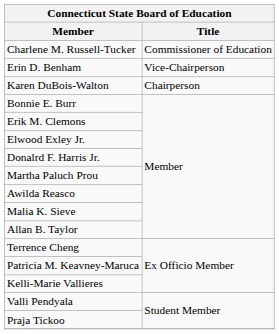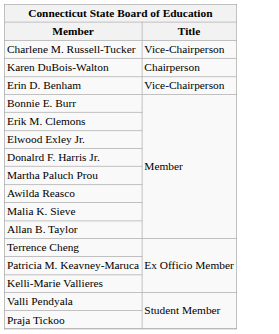(208, 49) Commissioner of Education -> (184, 49) Vice-Chairperson
rows swapped: (58, 85) <-> (44, 67)
